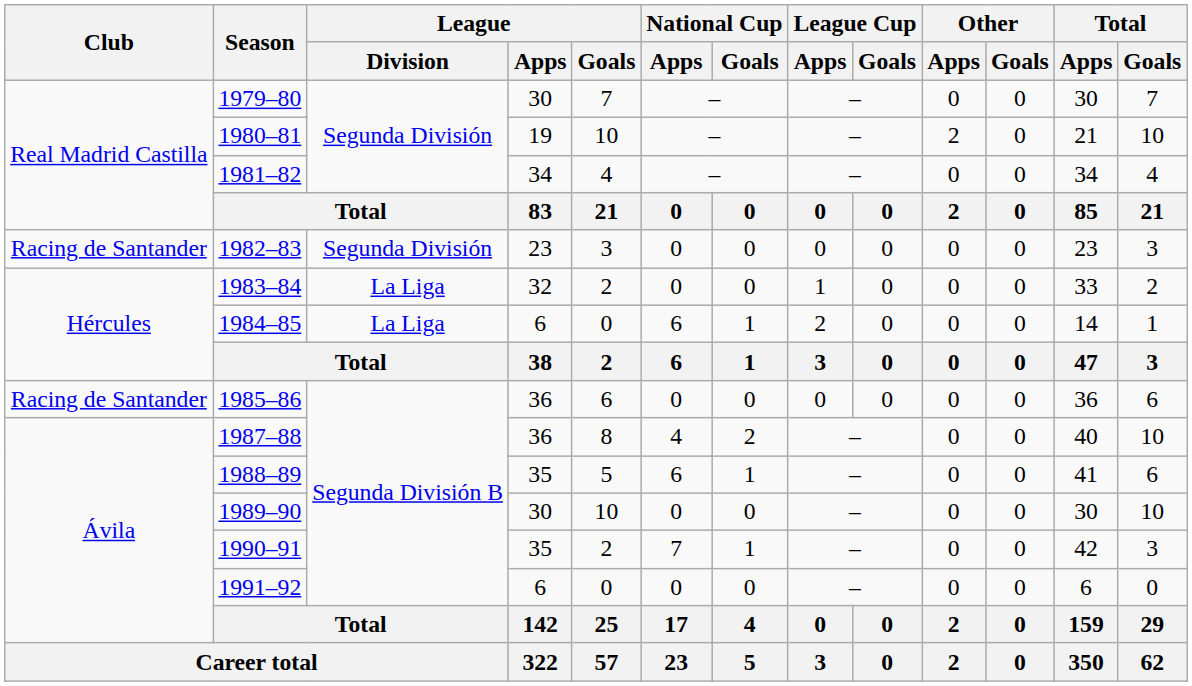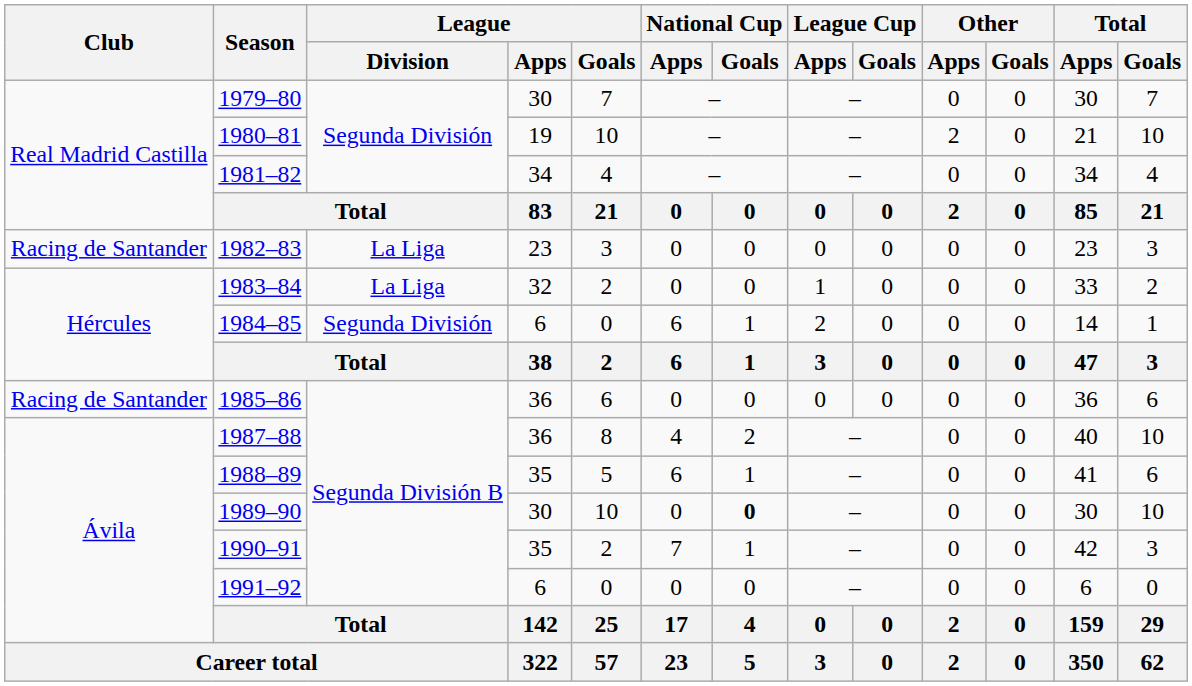(408, 248) Segunda División -> (408, 248) La Liga
(408, 323) La Liga -> (408, 323) Segunda División
(750, 511) normal -> (750, 511) bold
